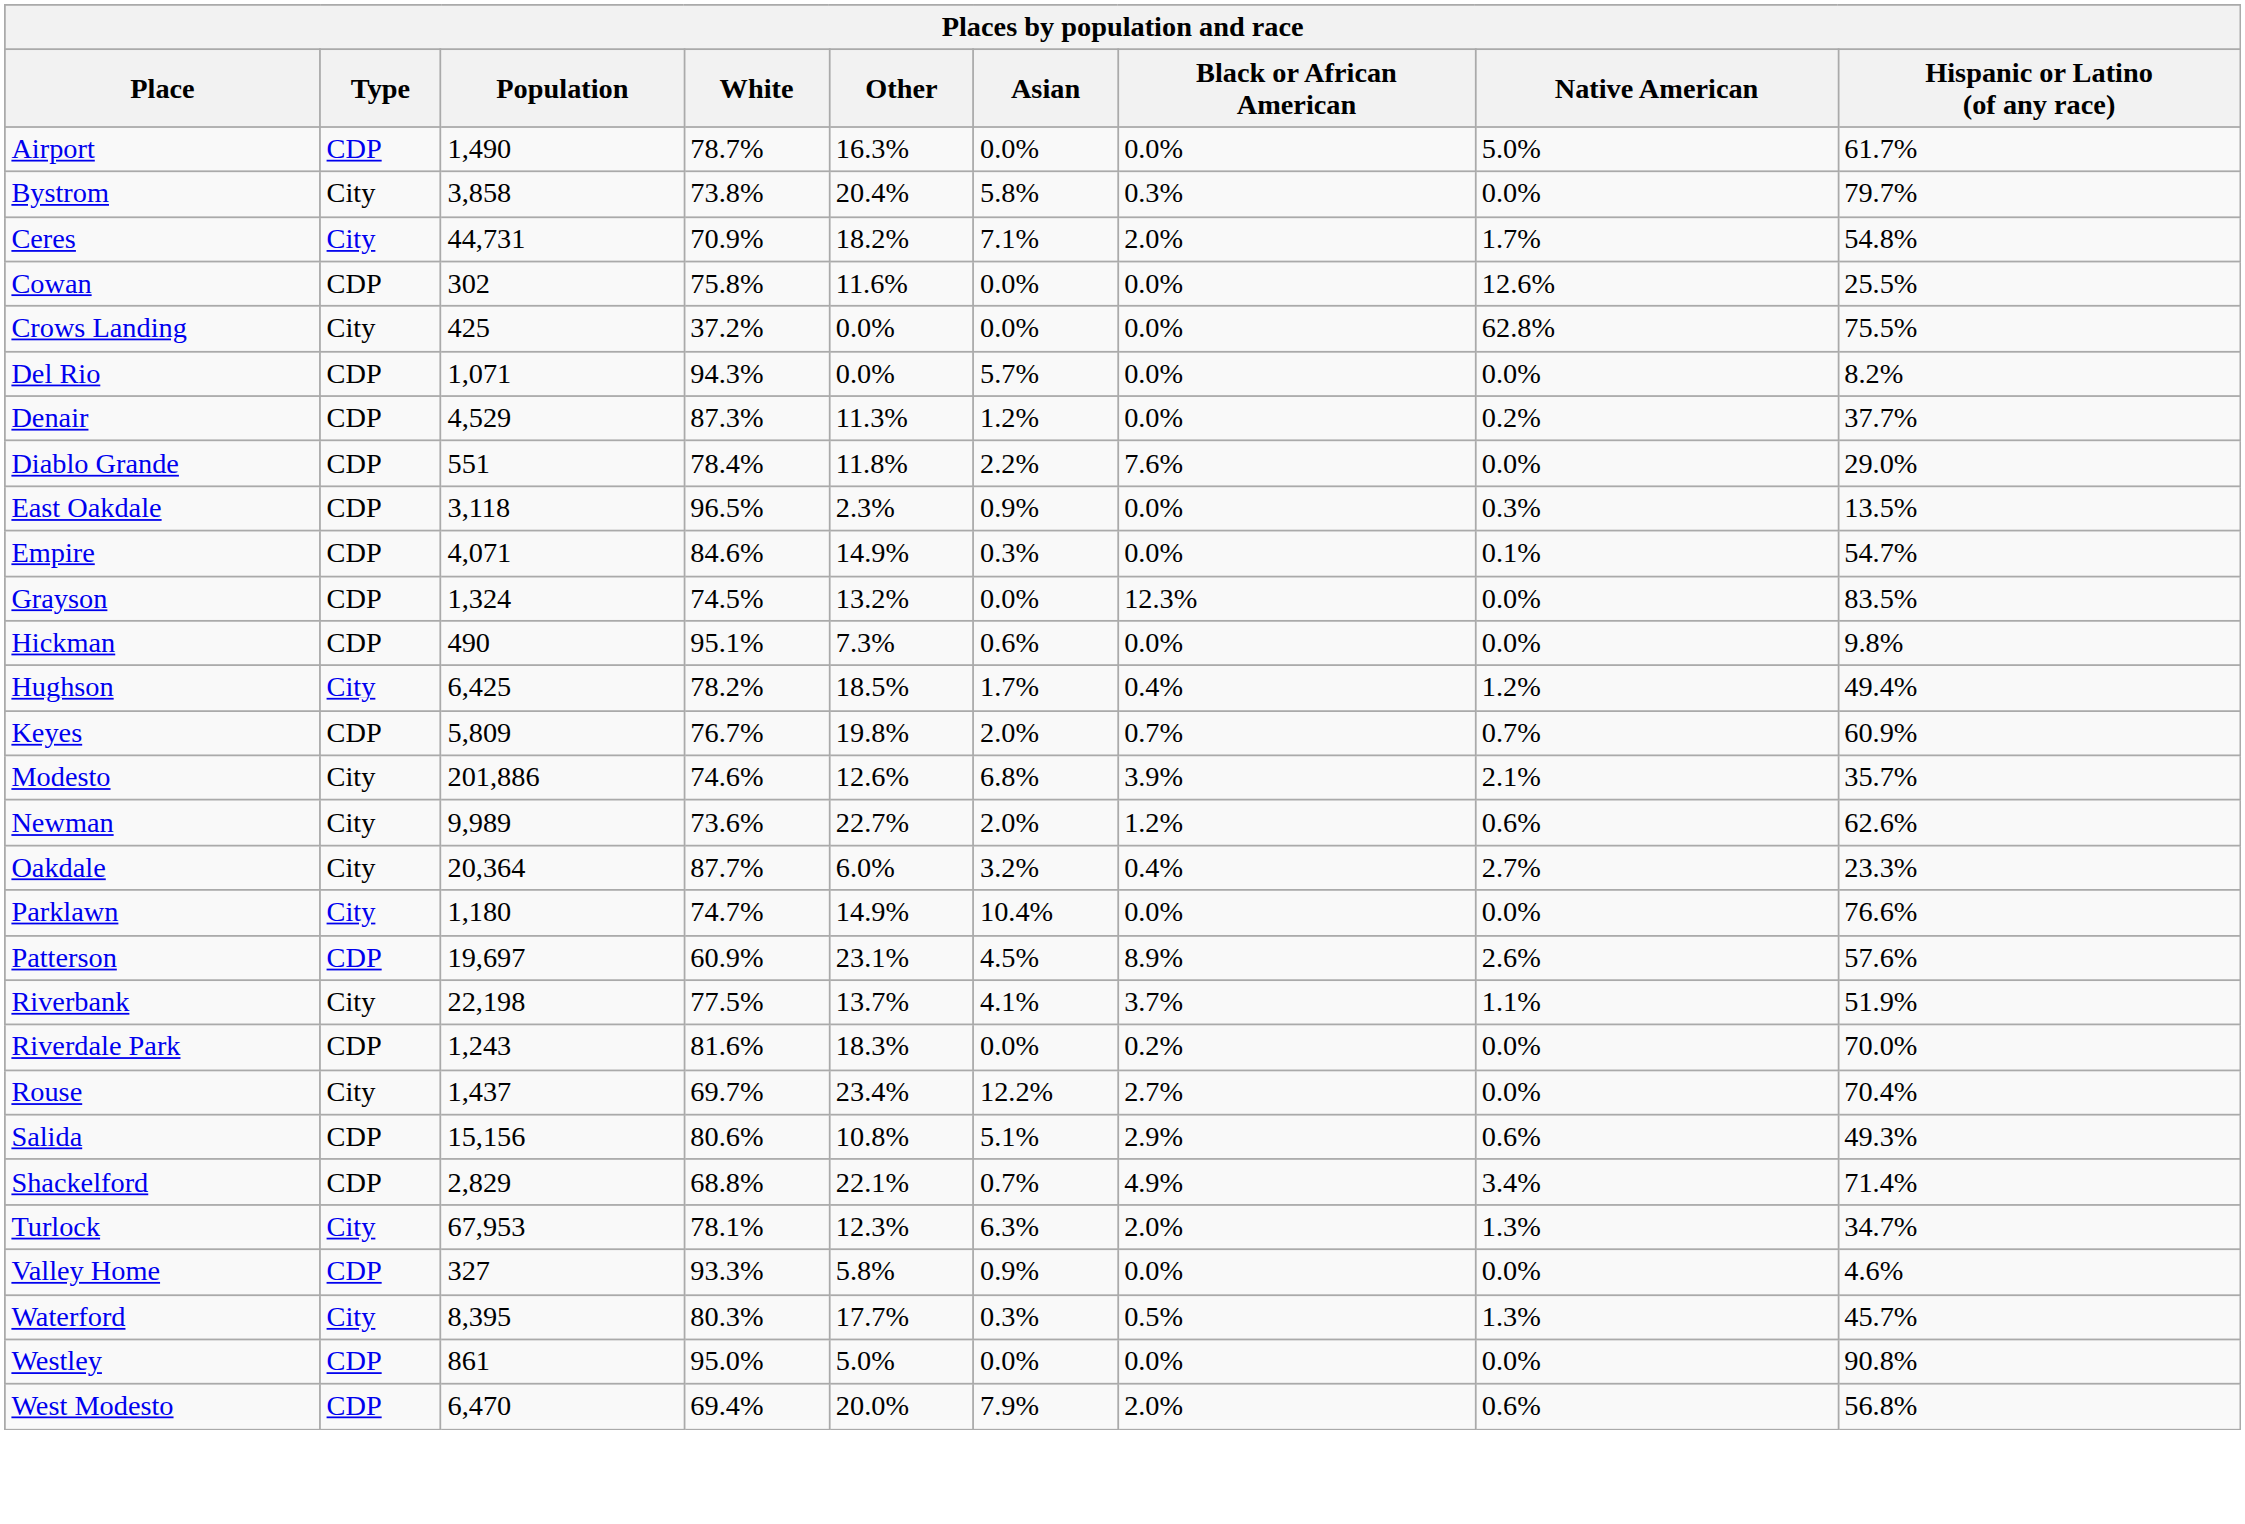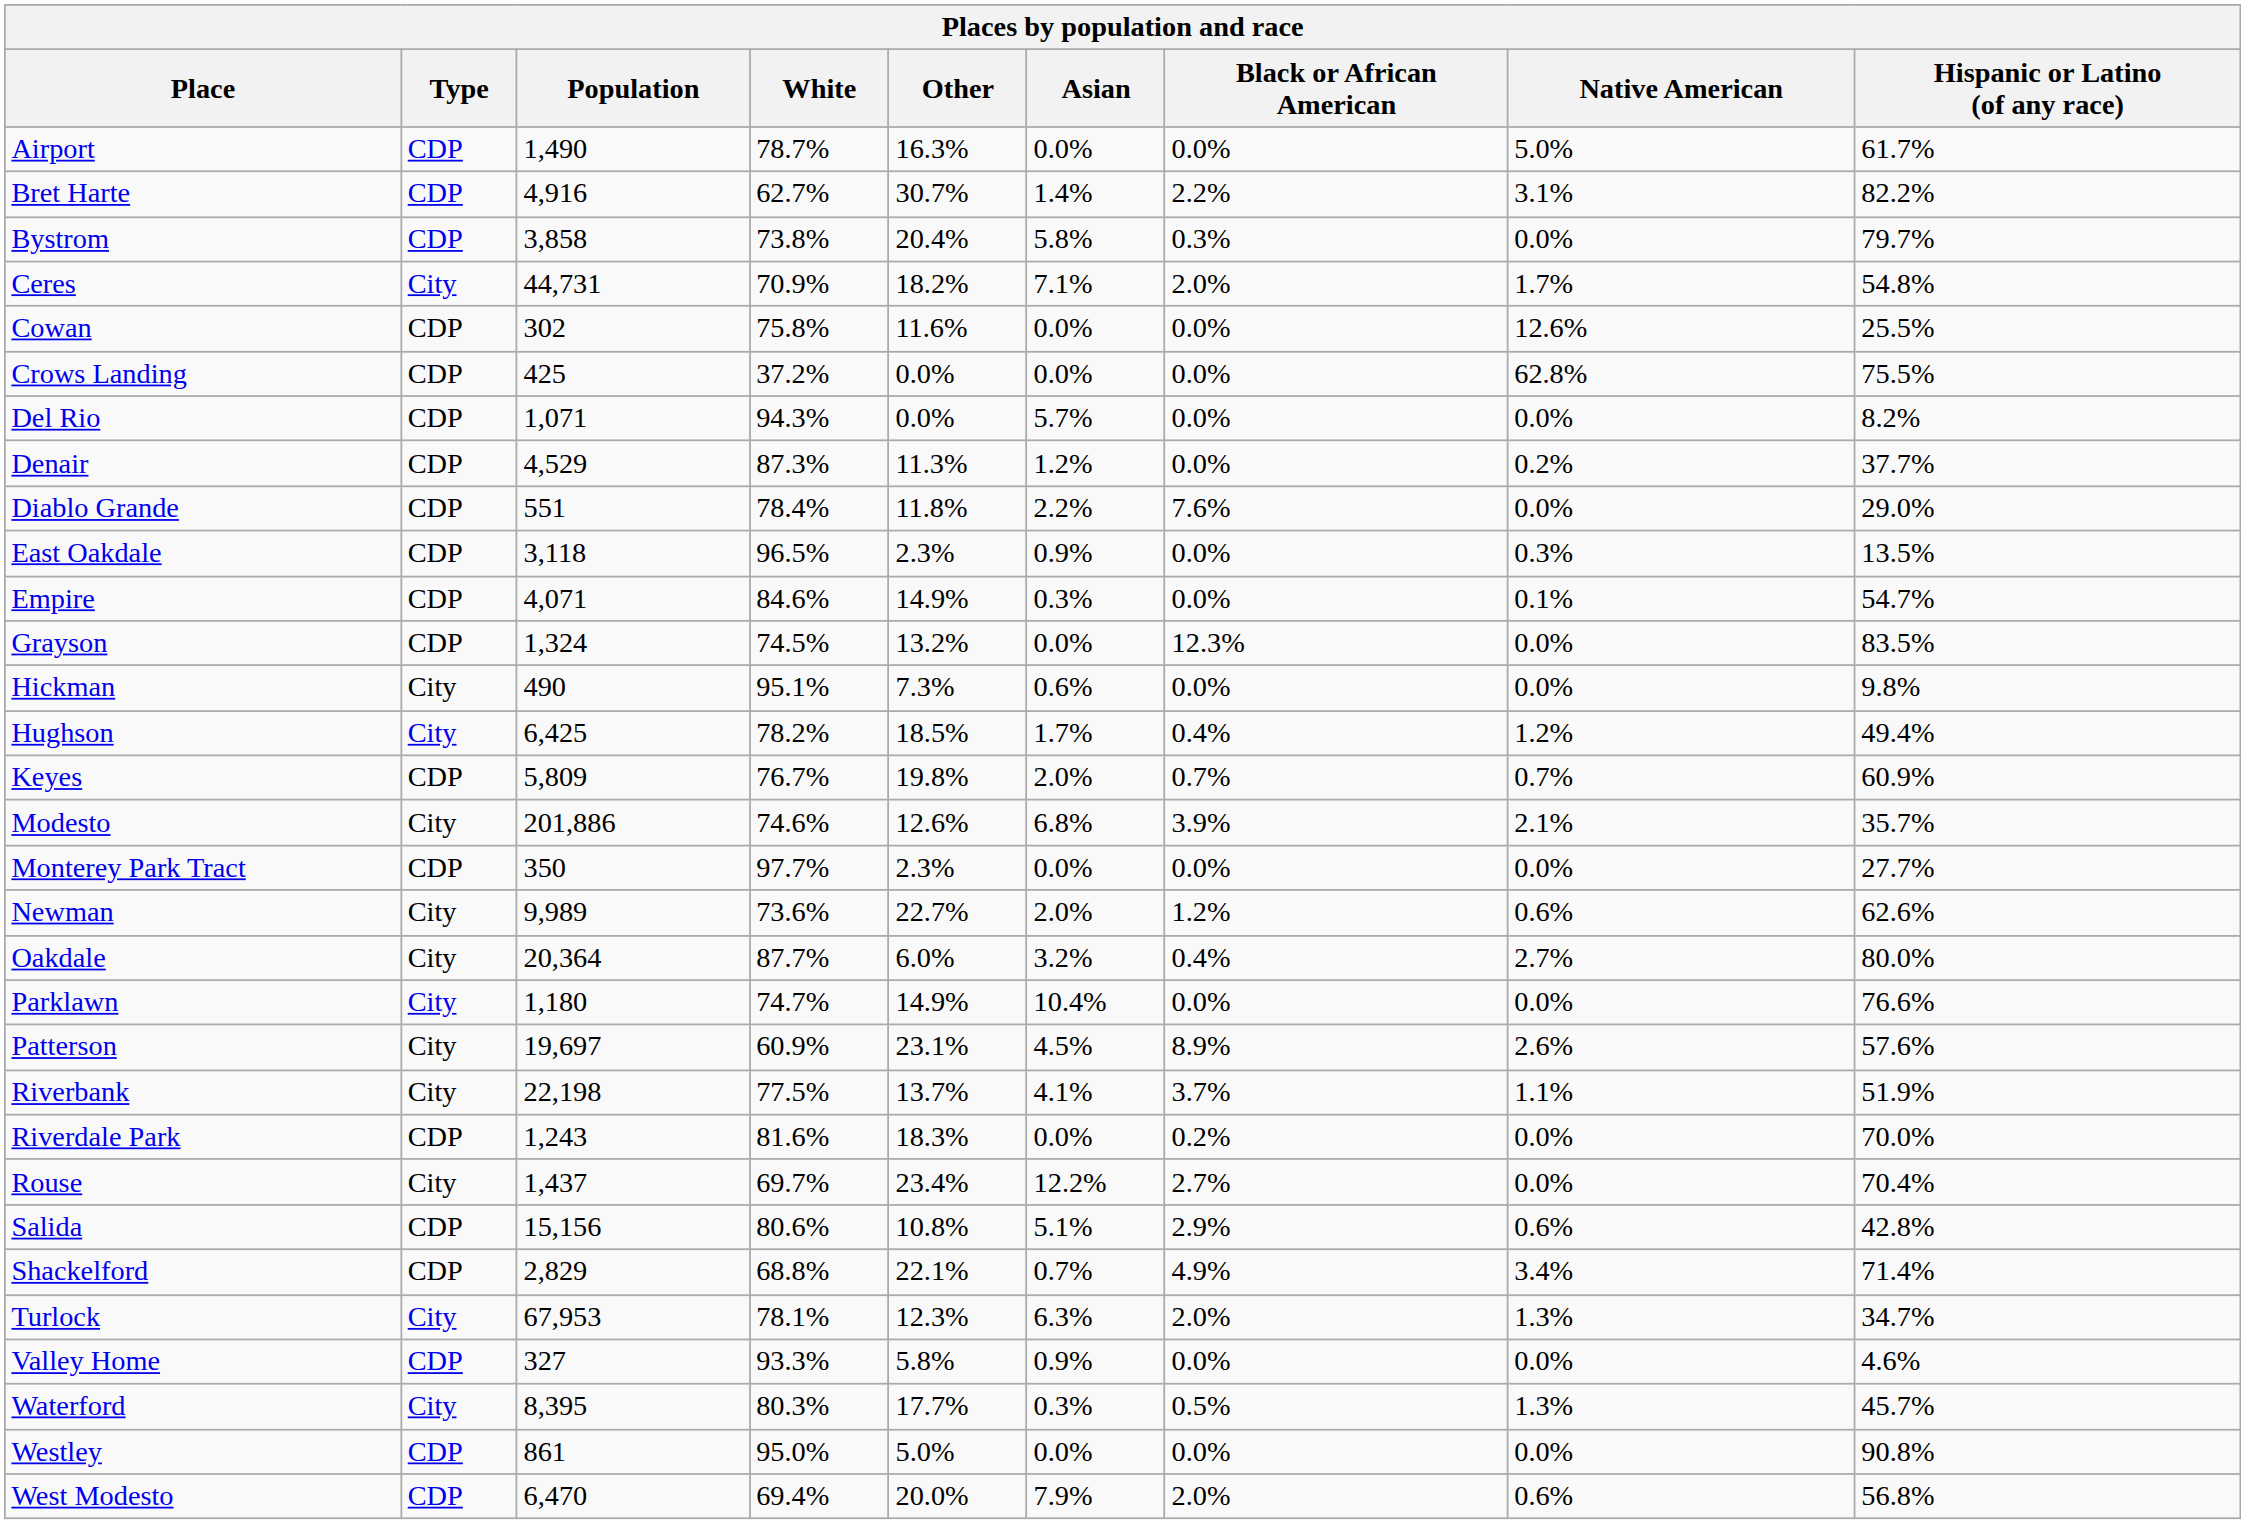+ row: (71, 193)
(351, 193) City -> (435, 238) CDP
(351, 328) City -> (435, 373) CDP
(354, 642) CDP -> (432, 687) City
+ row: (129, 867)
(1881, 867) 23.3% -> (1898, 957) 80.0%
(354, 957) CDP -> (432, 1046) City
(1881, 1136) 49.3% -> (1898, 1226) 42.8%
